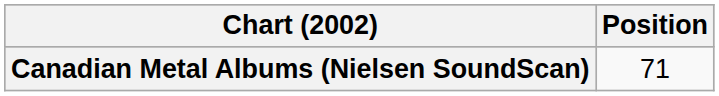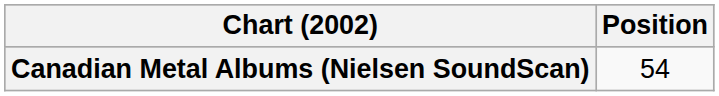(655, 68) 71 -> (655, 68) 54
